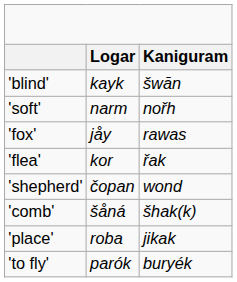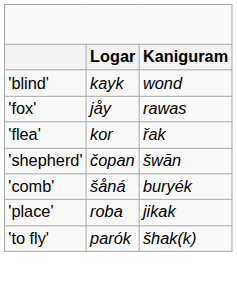(162, 83) šwān -> (162, 83) wond
- row: (25, 108)
(162, 186) wond -> (162, 160) šwān
(170, 212) šhak(k) -> (167, 186) buryék
(167, 264) buryék -> (170, 238) šhak(k)
